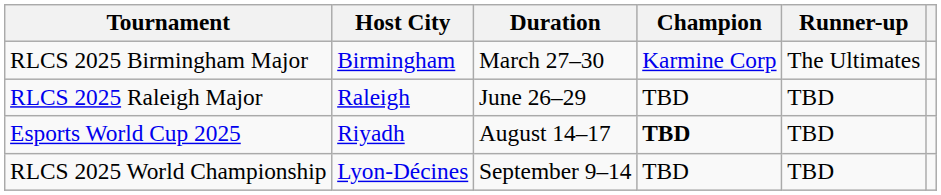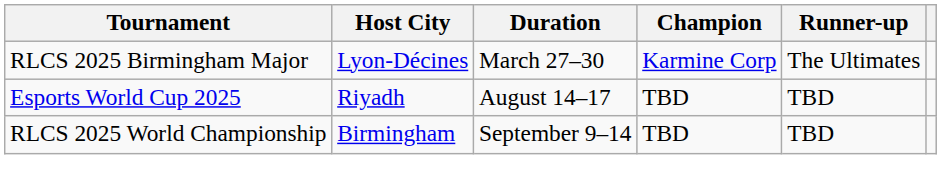(396, 60) Birmingham -> (403, 60) Lyon-Décines
- row: (136, 97)
(666, 134) bold -> (666, 97) normal
(403, 171) Lyon-Décines -> (396, 134) Birmingham
